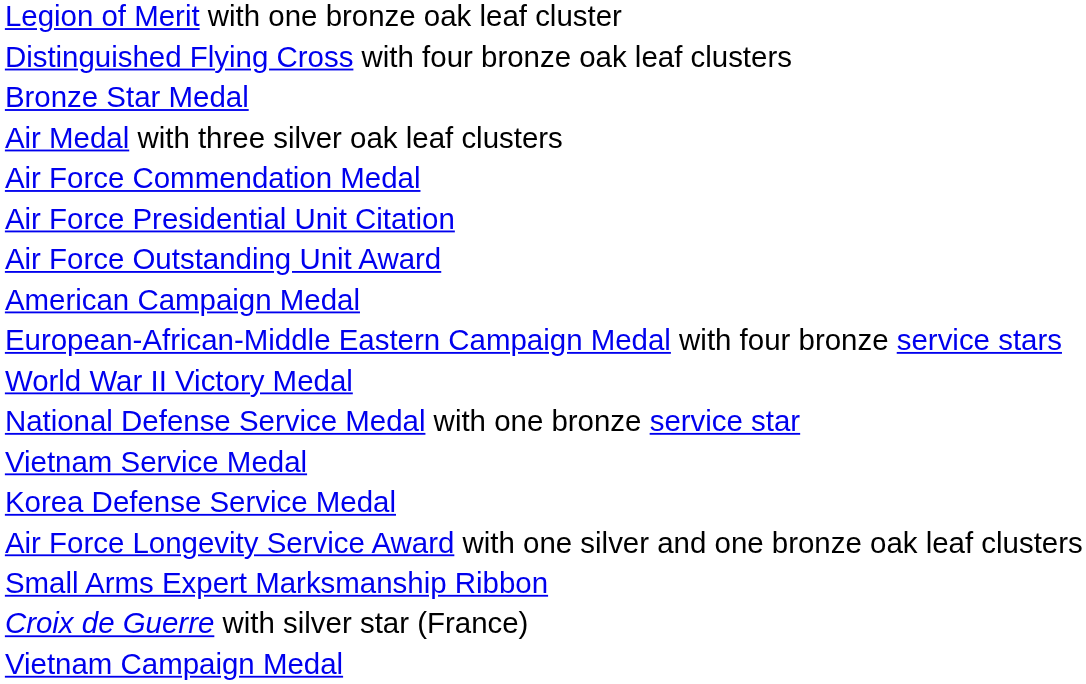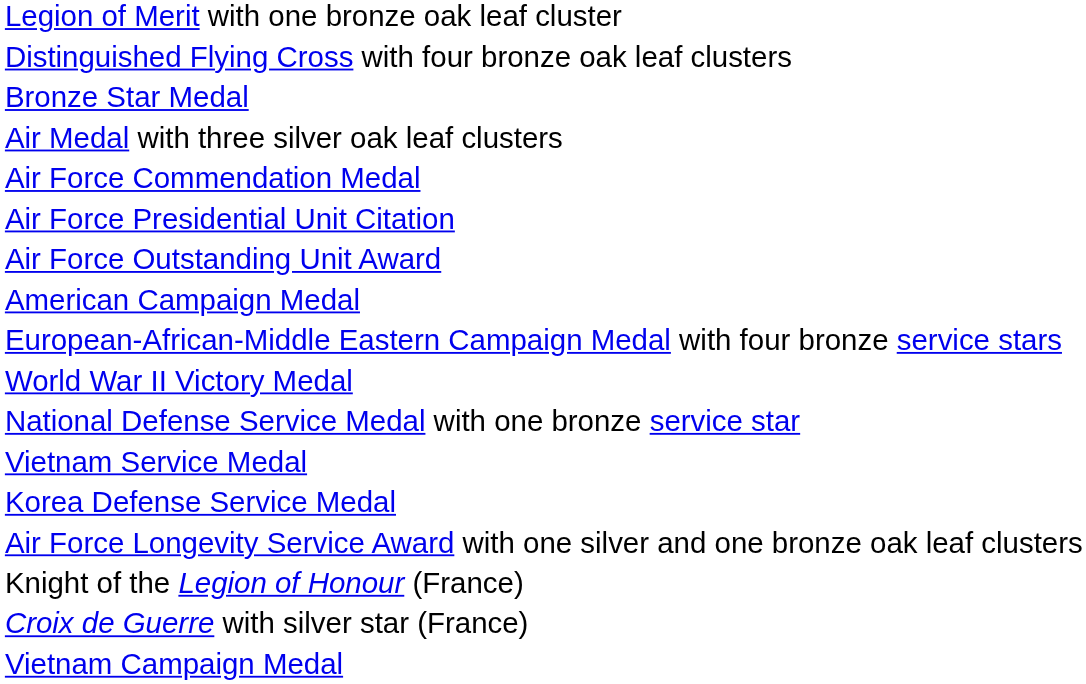- row: (276, 583)
+ row: (264, 583)
